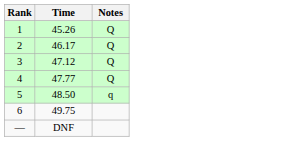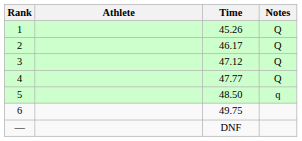+ column: (119, 12)
